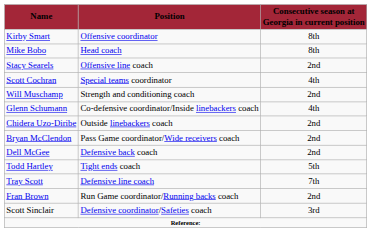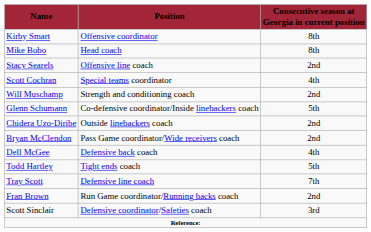(314, 109) 4th -> (314, 109) 5th
(314, 152) 2nd -> (314, 152) 4th
